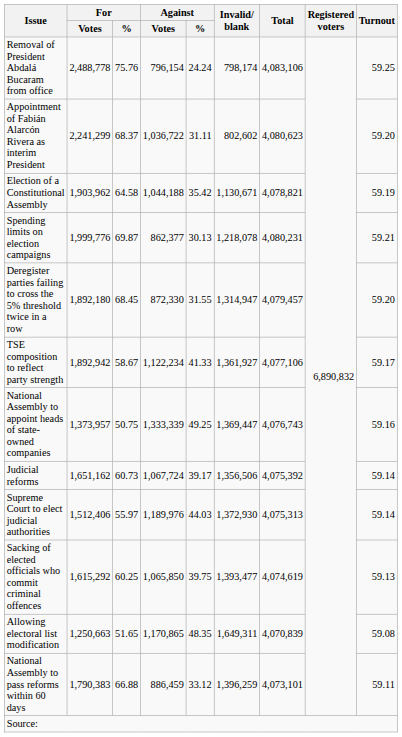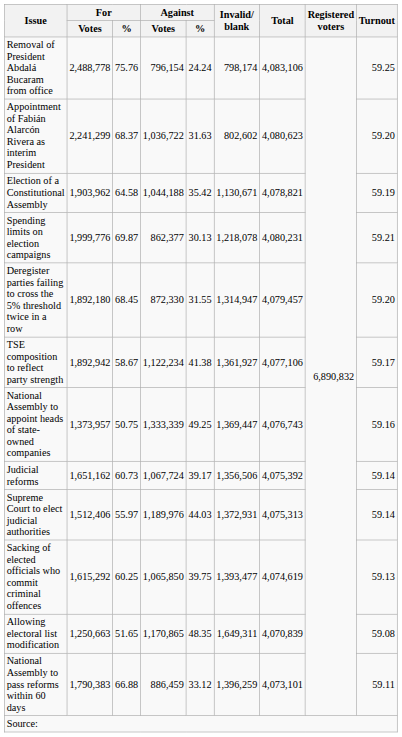(200, 136) 31.11 -> (200, 136) 31.63
(200, 362) 41.33 -> (200, 362) 41.38
(237, 514) 1,372,930 -> (237, 514) 1,372,931
